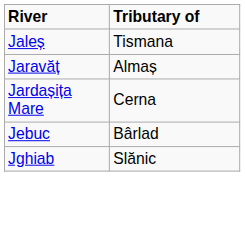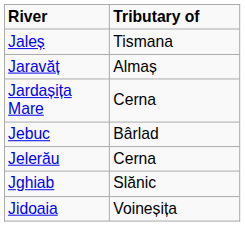+ row: (34, 158)
+ row: (33, 208)
